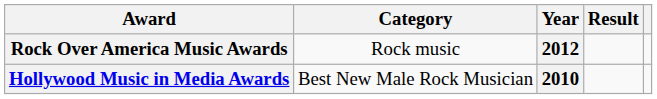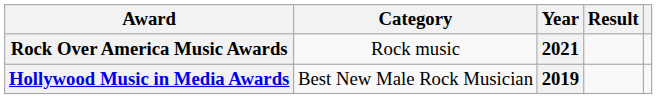(560, 49) 2012 -> (560, 49) 2021
(560, 78) 2010 -> (560, 78) 2019
